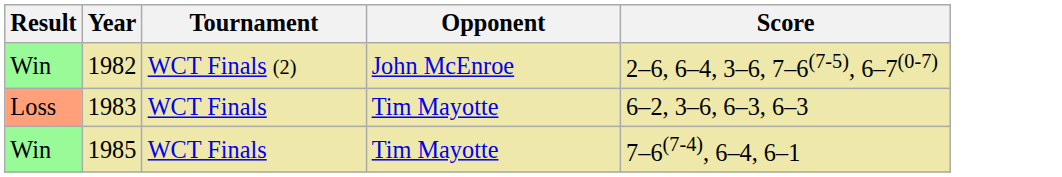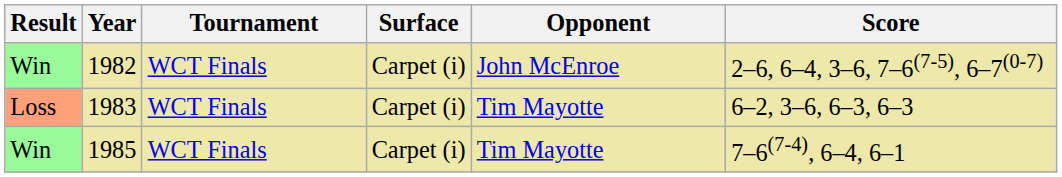+ column: (419, 23)
(222, 65) WCT Finals (2) -> (207, 65) WCT Finals
